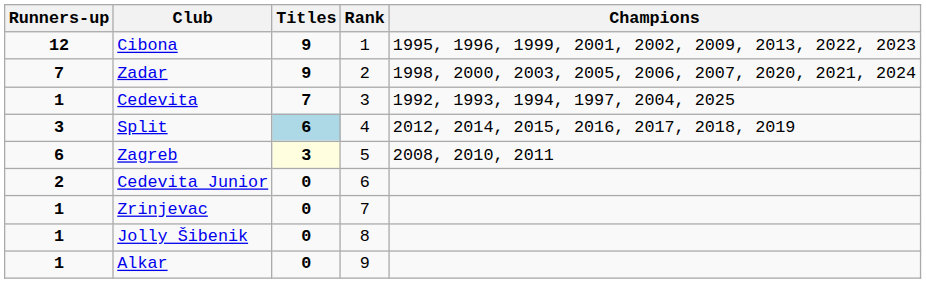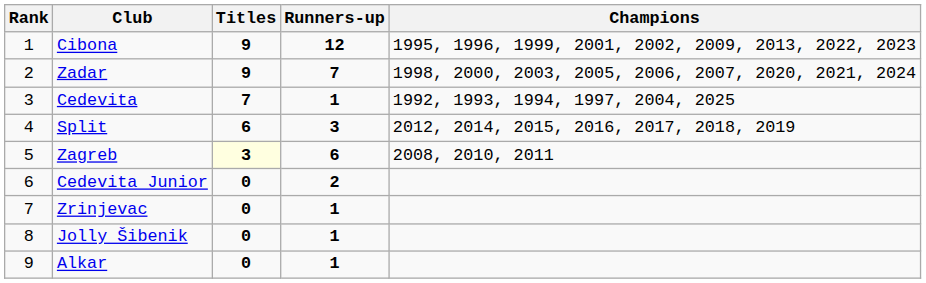columns swapped: (365, 18) <-> (59, 18)
(306, 128) lightblue background -> (246, 128) no background
